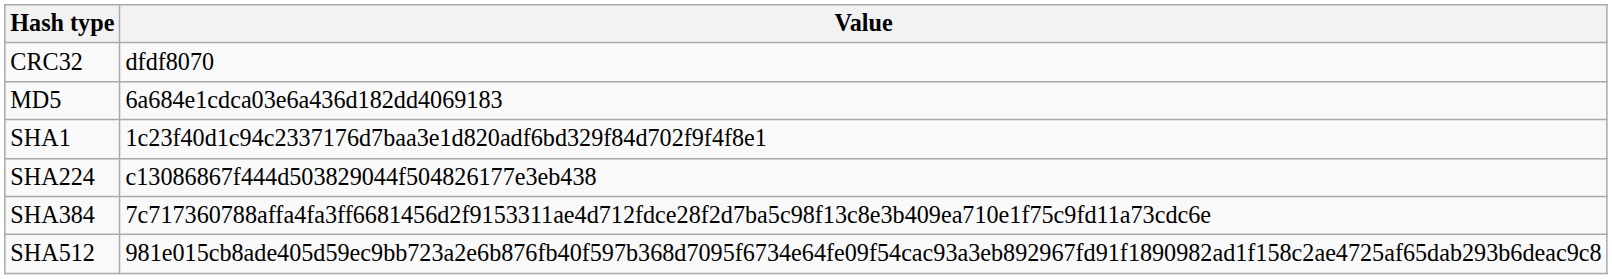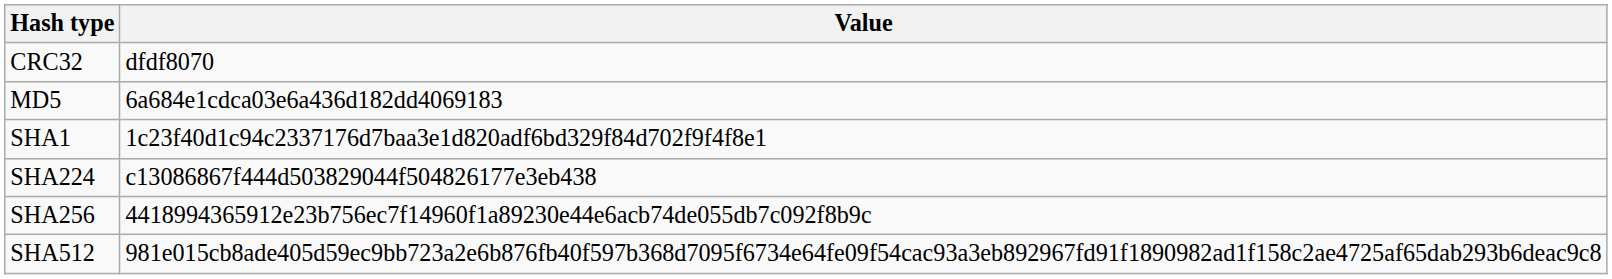+ row: (53, 215)
- row: (53, 215)
